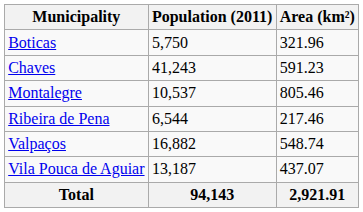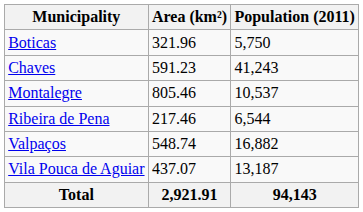columns swapped: (212, 17) <-> (317, 17)
